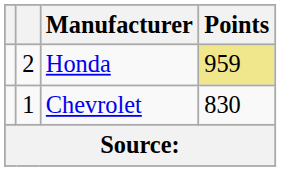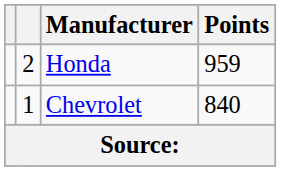(223, 64) khaki background -> (223, 64) no background
(223, 104) 830 -> (223, 104) 840
